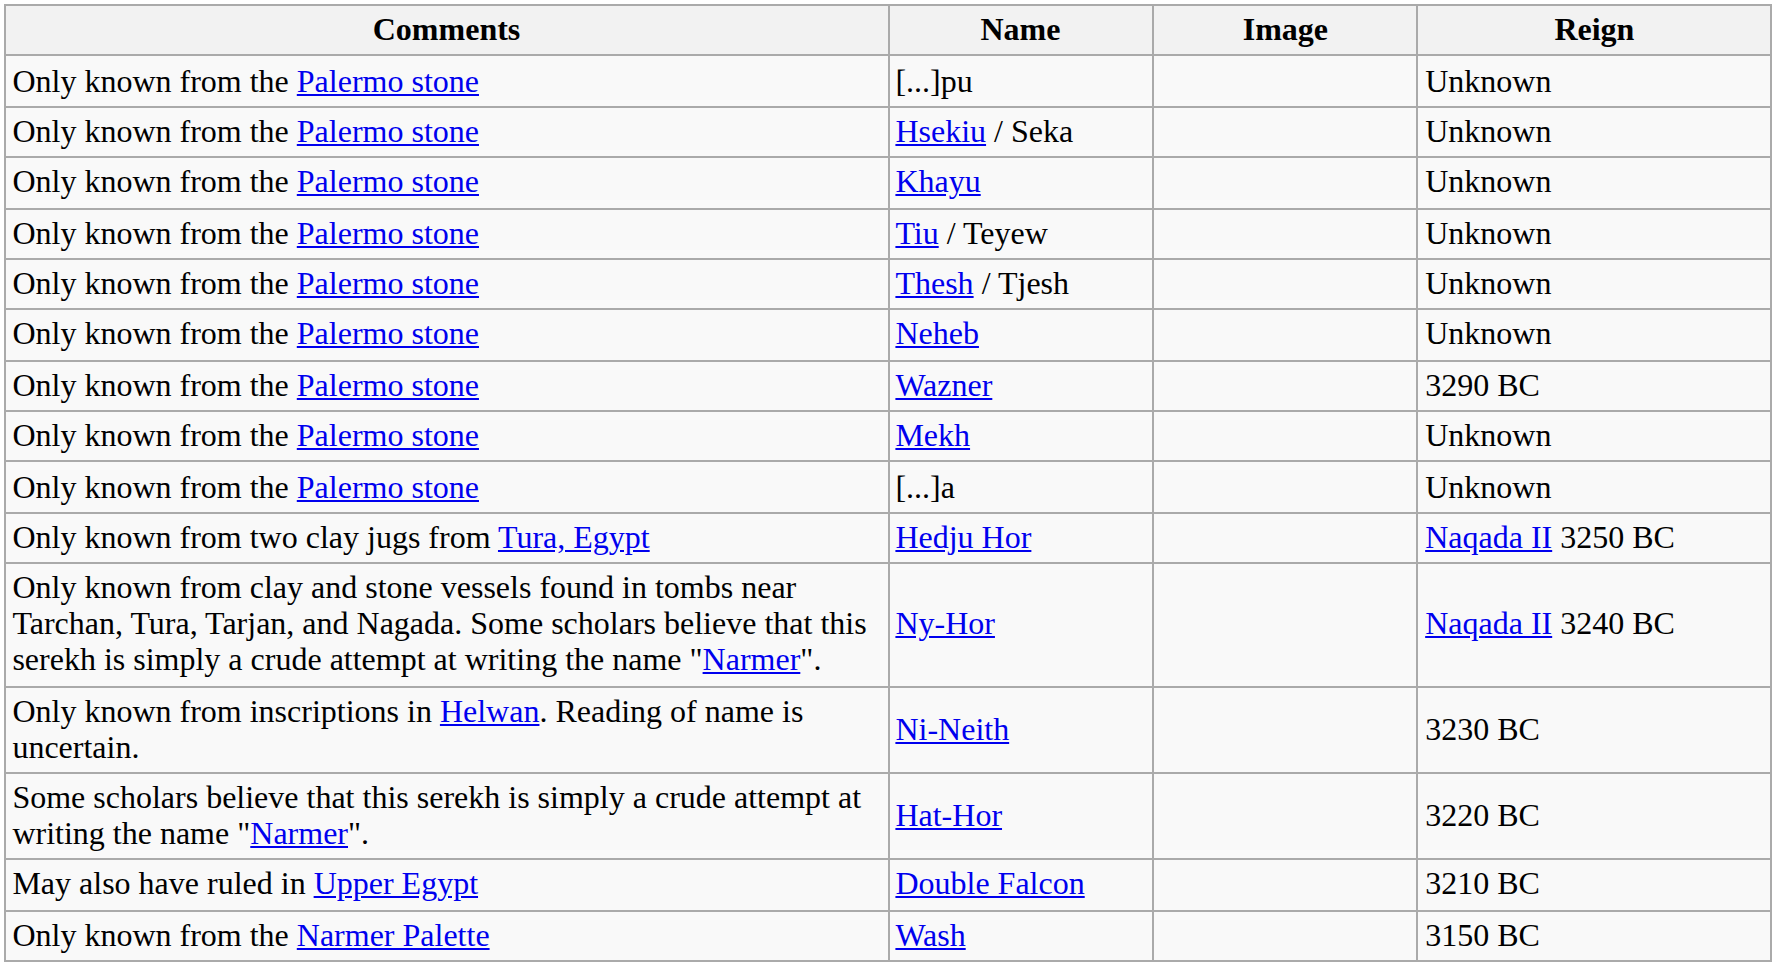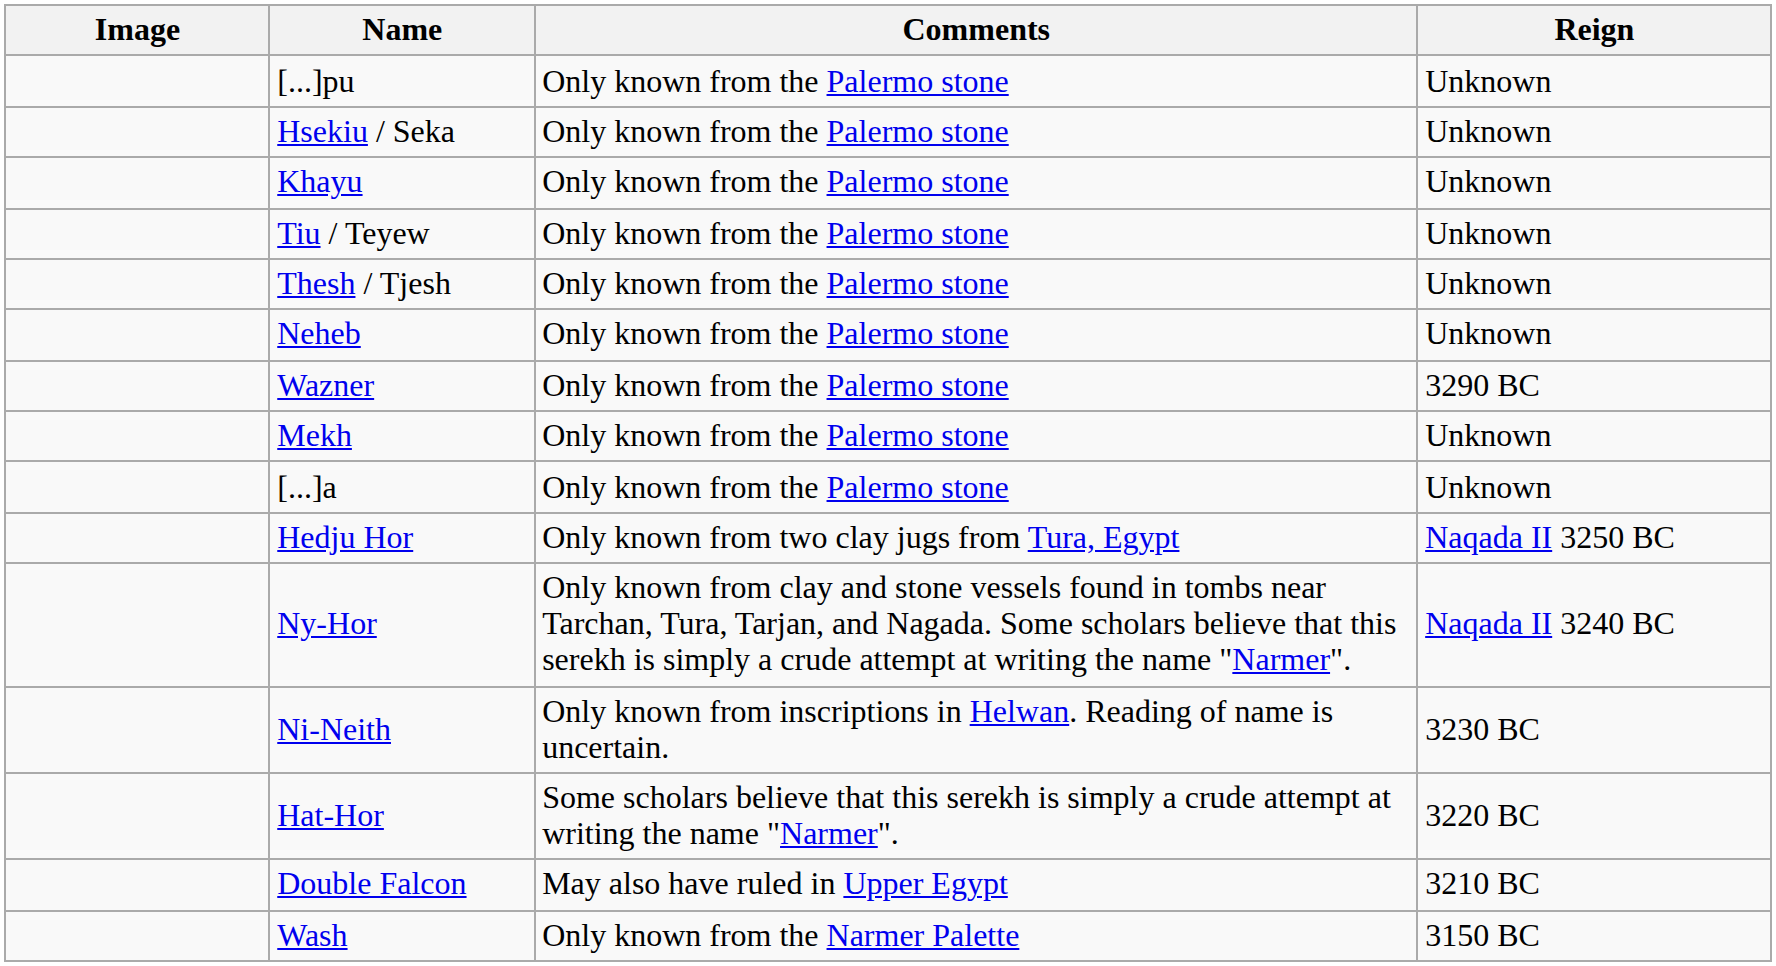columns swapped: (1285, 29) <-> (447, 29)
